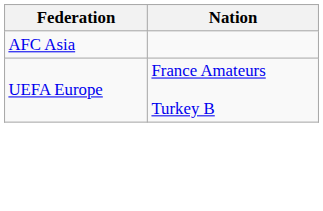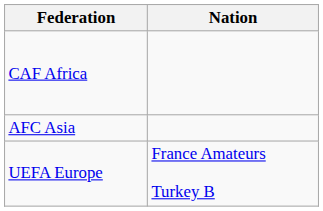+ row: (48, 72)
